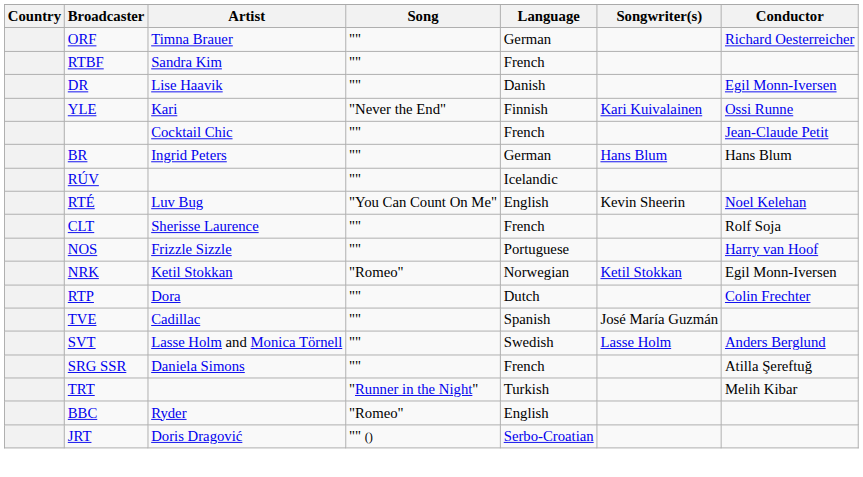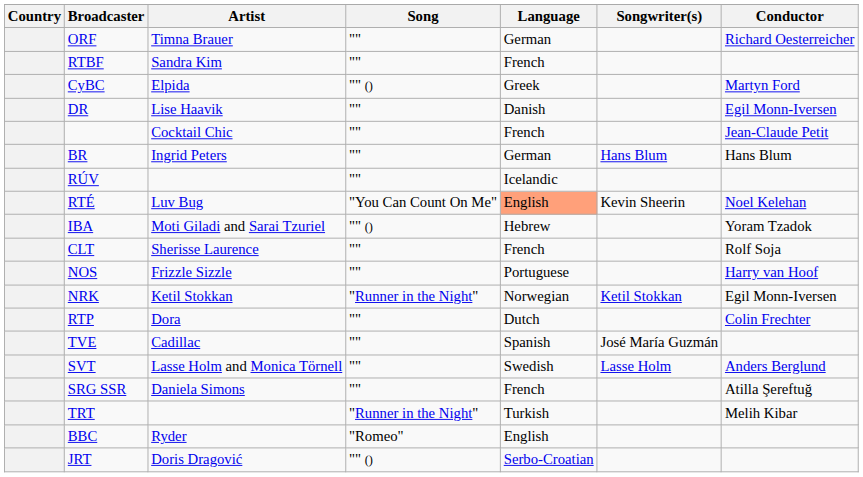+ row: (86, 86)
- row: (82, 109)
(526, 202) no background -> (526, 202) lightsalmon background
+ row: (80, 226)
(376, 272) "Romeo" -> (414, 296) "Runner in the Night"
